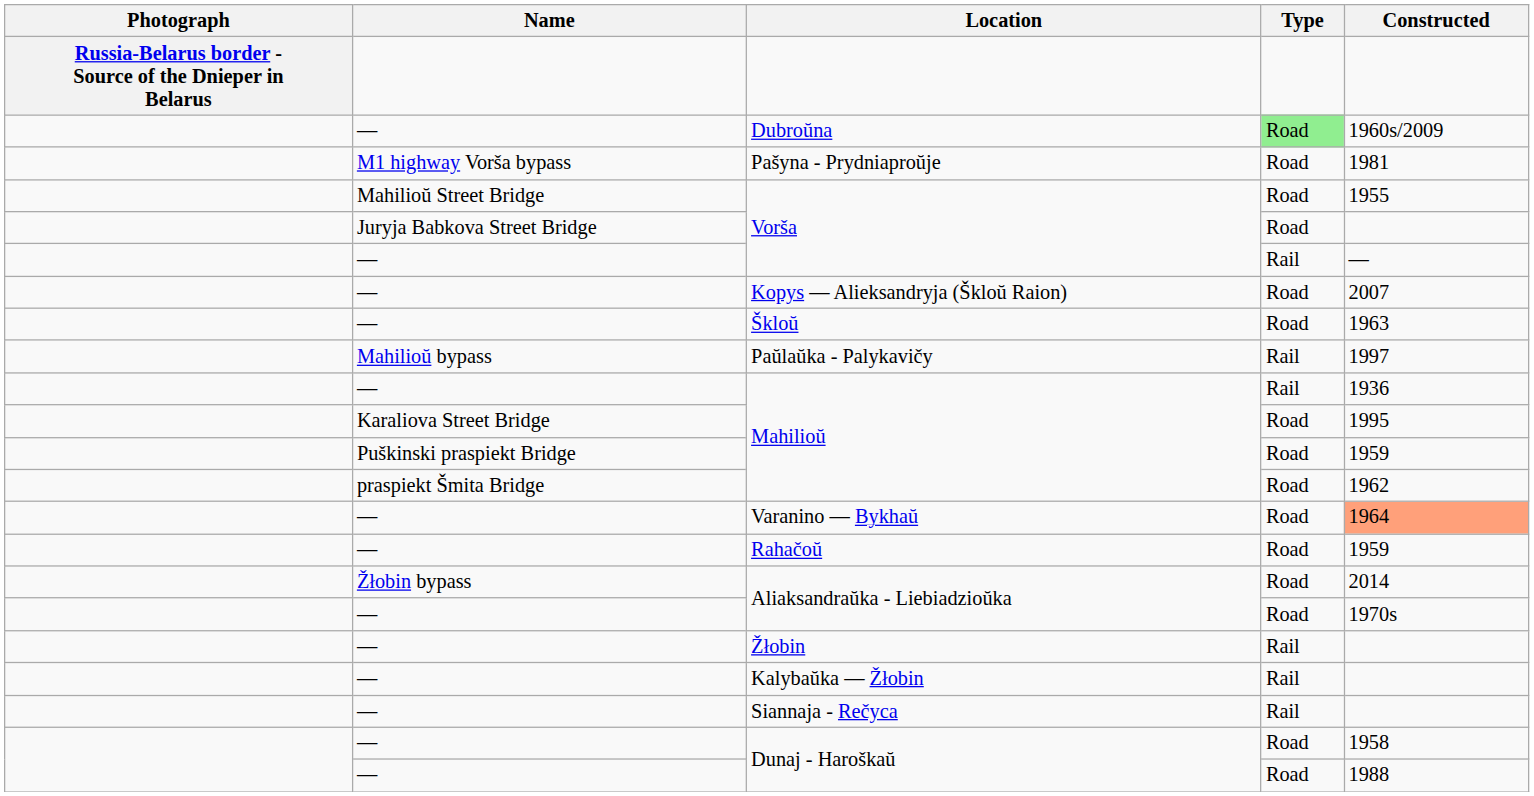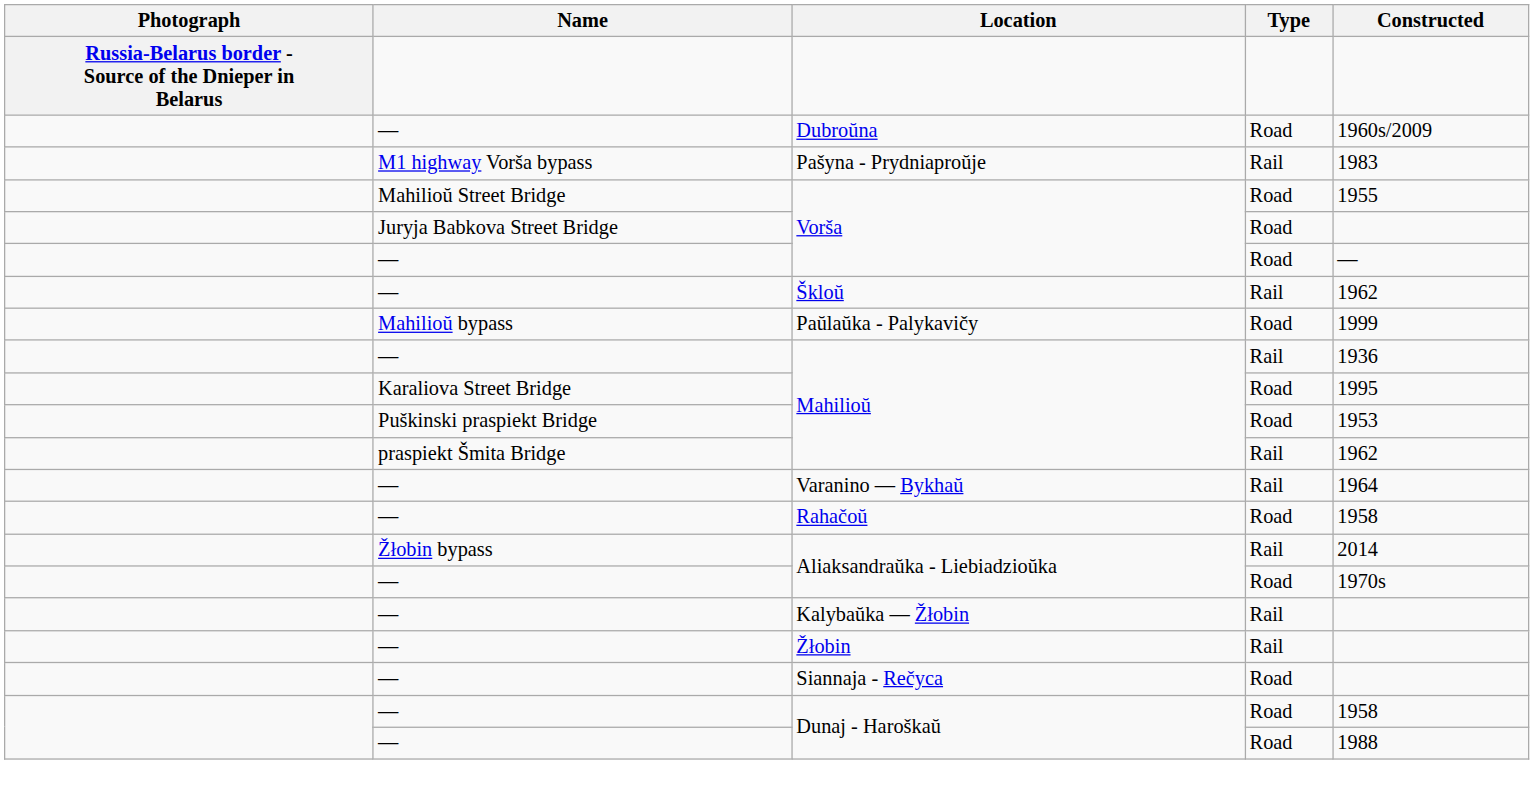(1287, 130) lightgreen background -> (1271, 130) no background
(1287, 163) Road -> (1267, 163) Rail
(1369, 163) 1981 -> (1358, 163) 1983
(1283, 259) Rail -> (1271, 259) Road
- row: (367, 291)
(1287, 324) Road -> (1267, 291) Rail
(1369, 324) 1963 -> (1358, 291) 1962
(1283, 356) Rail -> (1271, 324) Road
(1369, 356) 1997 -> (1358, 324) 1999
(1369, 453) 1959 -> (1358, 420) 1953
(1287, 485) Road -> (1267, 453) Rail
(1287, 517) Road -> (1267, 485) Rail
(1369, 517) lightsalmon background -> (1358, 485) no background
(1369, 549) 1959 -> (1358, 517) 1958
(1287, 581) Road -> (1267, 549) Rail
rows swapped: (367, 646) <-> (367, 678)
(1283, 710) Rail -> (1271, 678) Road
